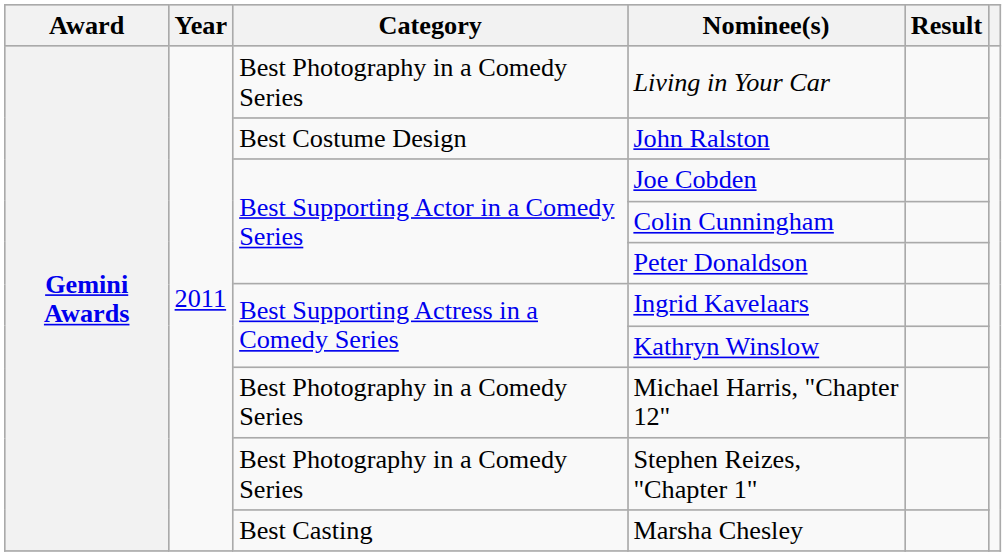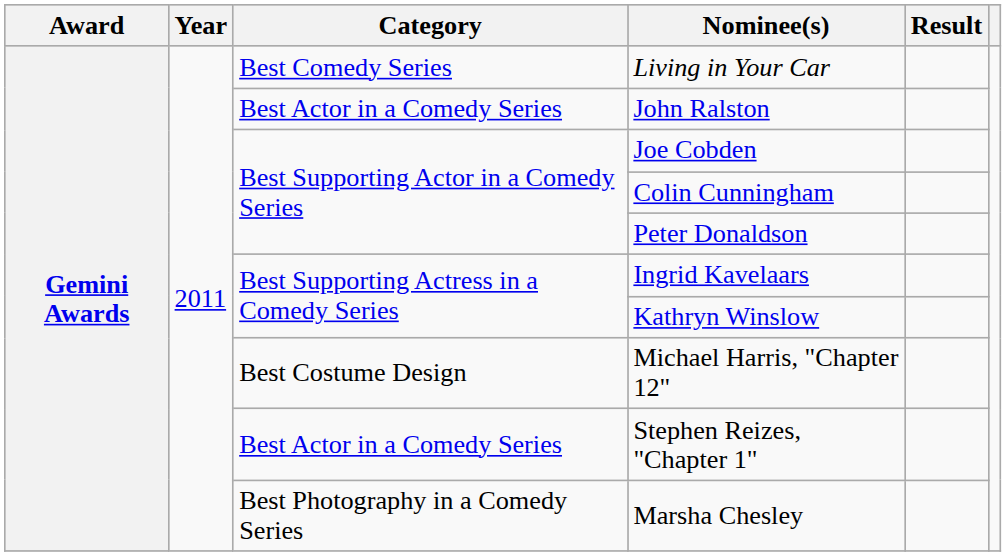(403, 81) Best Photography in a Comedy Series -> (346, 66) Best Comedy Series
(353, 138) Best Costume Design -> (401, 108) Best Actor in a Comedy Series
(403, 402) Best Photography in a Comedy Series -> (353, 372) Best Costume Design
(403, 473) Best Photography in a Comedy Series -> (401, 444) Best Actor in a Comedy Series
(306, 530) Best Casting -> (403, 515) Best Photography in a Comedy Series
